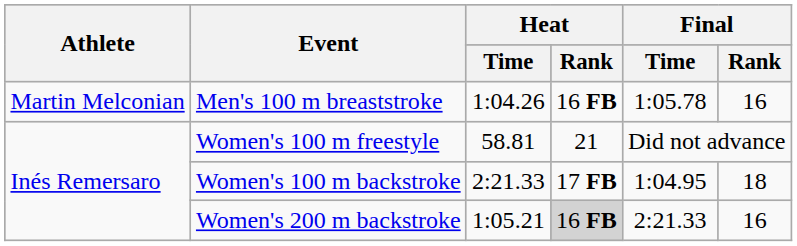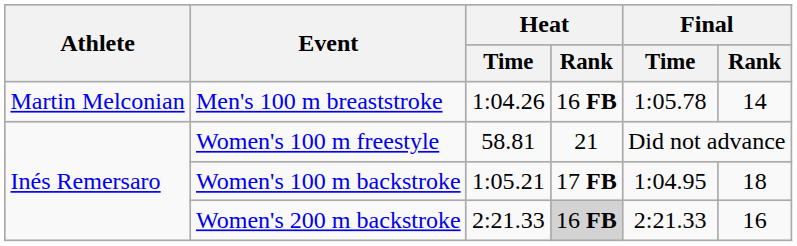(755, 101) 16 -> (755, 101) 14
(508, 181) 2:21.33 -> (508, 181) 1:05.21
(508, 220) 1:05.21 -> (508, 220) 2:21.33
